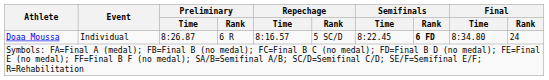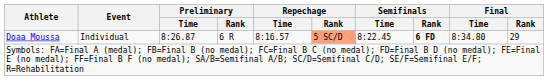(328, 37) no background -> (328, 37) lightsalmon background
(515, 37) 24 -> (515, 37) 29
